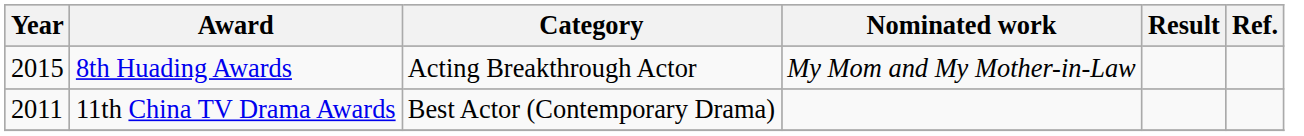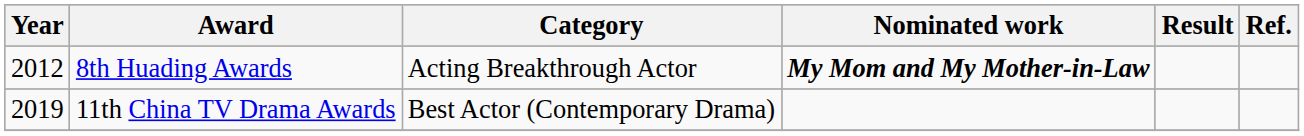(37, 67) 2015 -> (37, 67) 2012
(962, 67) normal -> (968, 67) bold
(37, 109) 2011 -> (37, 109) 2019
